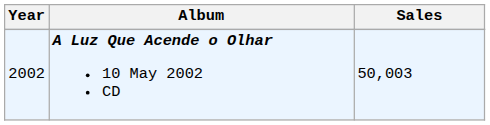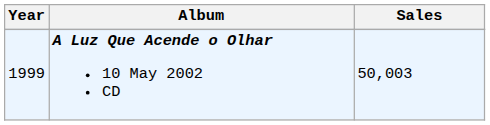(27, 75) 2002 -> (27, 75) 1999
